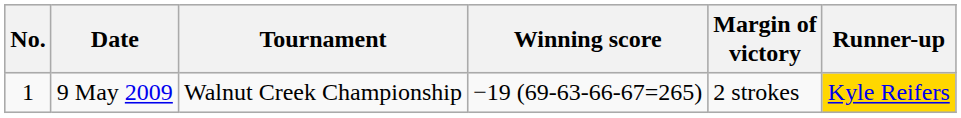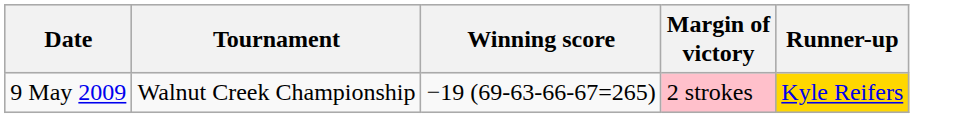- column: (28, 38)
(756, 92) no background -> (710, 92) pink background
